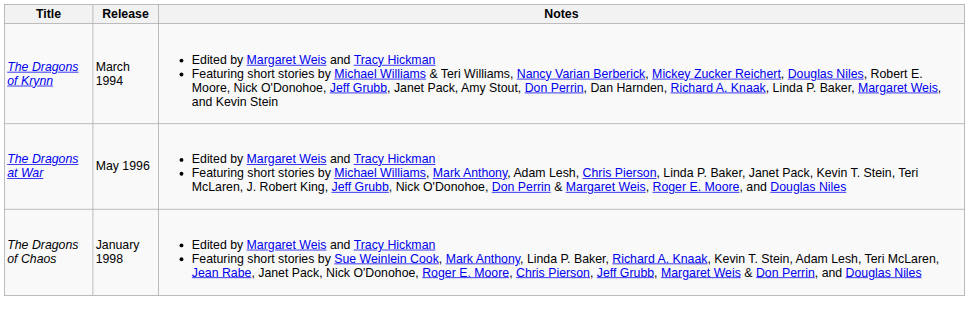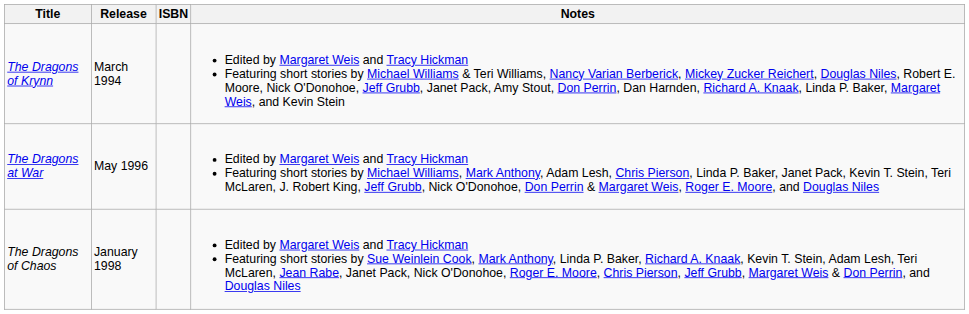+ column: (173, 14)
